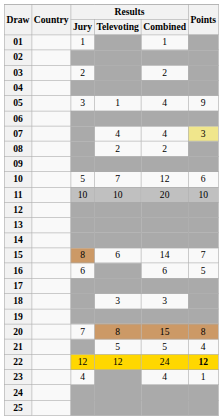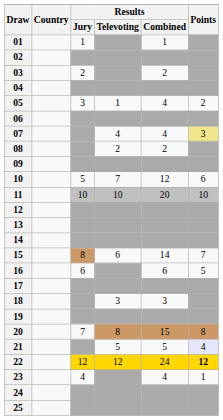(203, 103) 9 -> (203, 103) 2
(203, 347) no background -> (203, 347) lavender background
